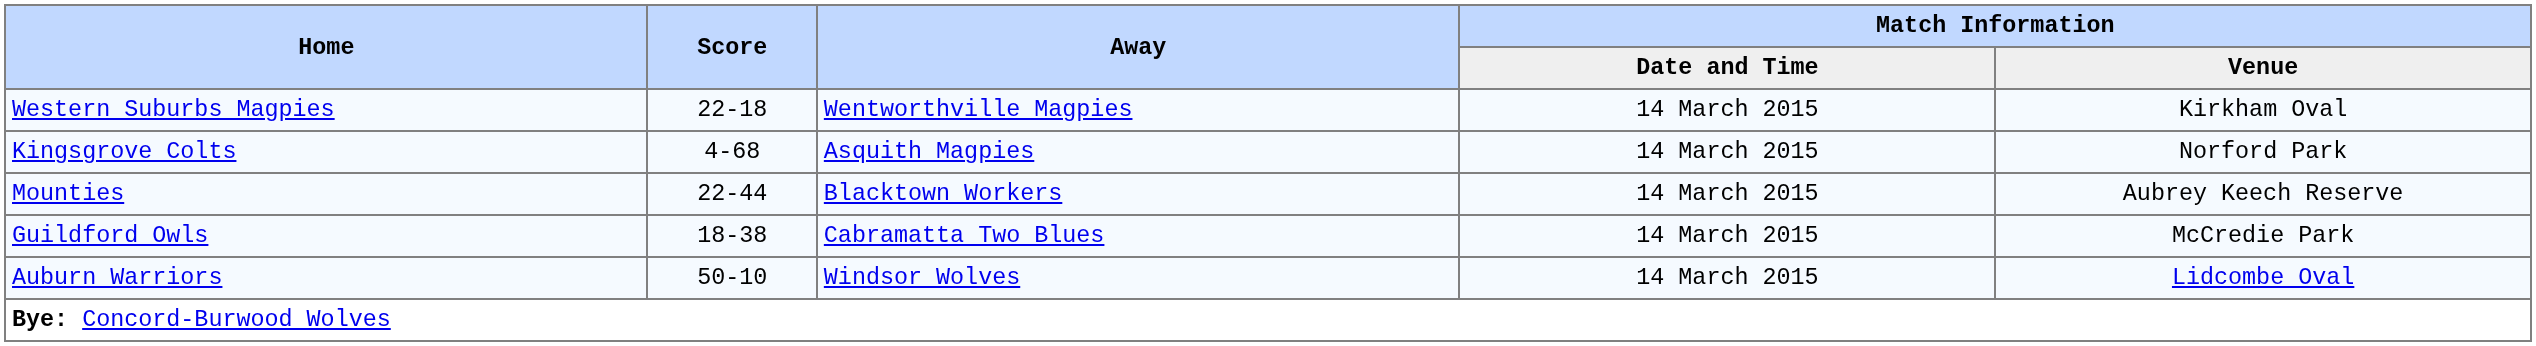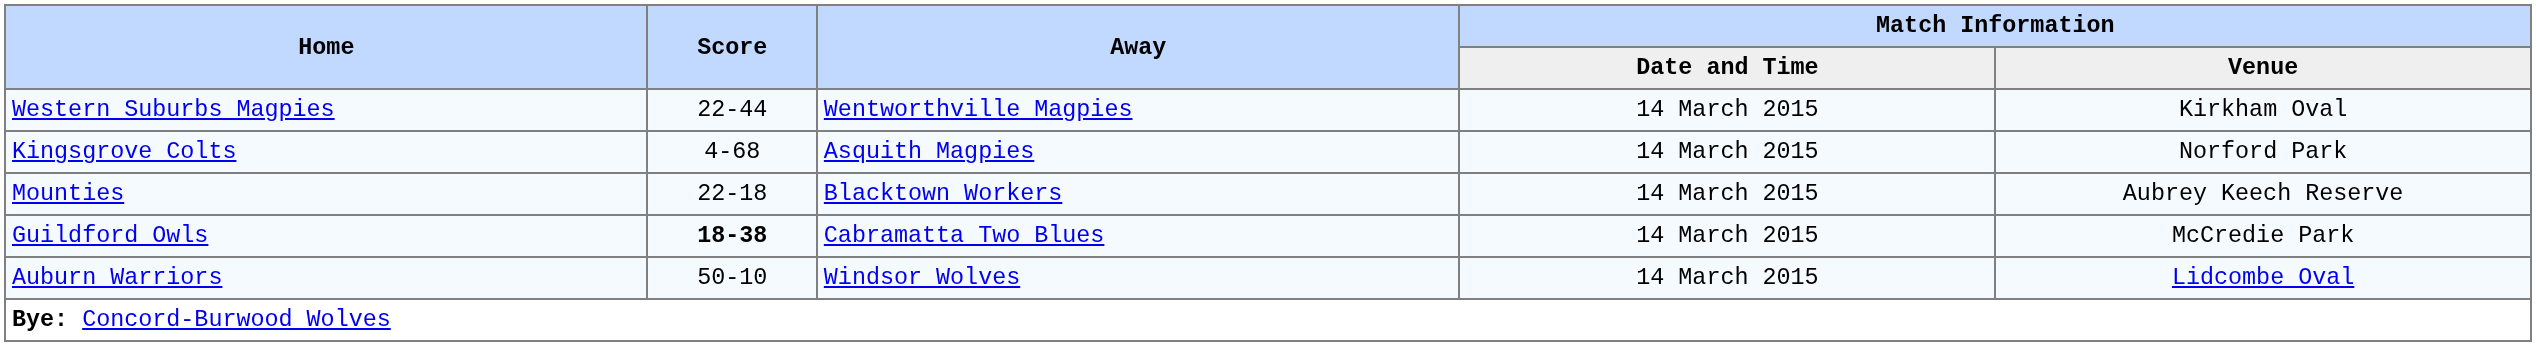(732, 110) 22-18 -> (732, 110) 22-44
(732, 194) 22-44 -> (732, 194) 22-18
(732, 236) normal -> (732, 236) bold
